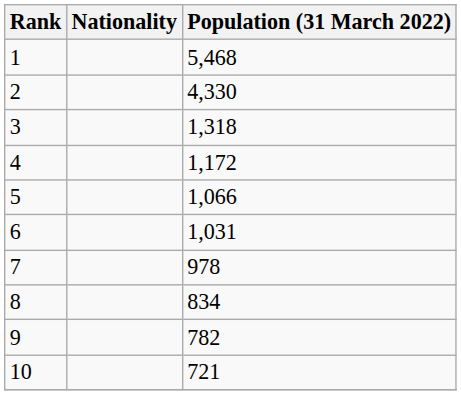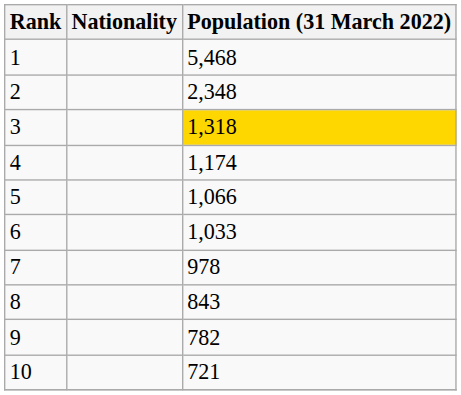(212, 92) 4,330 -> (212, 92) 2,348
(212, 127) no background -> (212, 127) gold background
(212, 162) 1,172 -> (212, 162) 1,174
(212, 232) 1,031 -> (212, 232) 1,033
(204, 302) 834 -> (204, 302) 843
